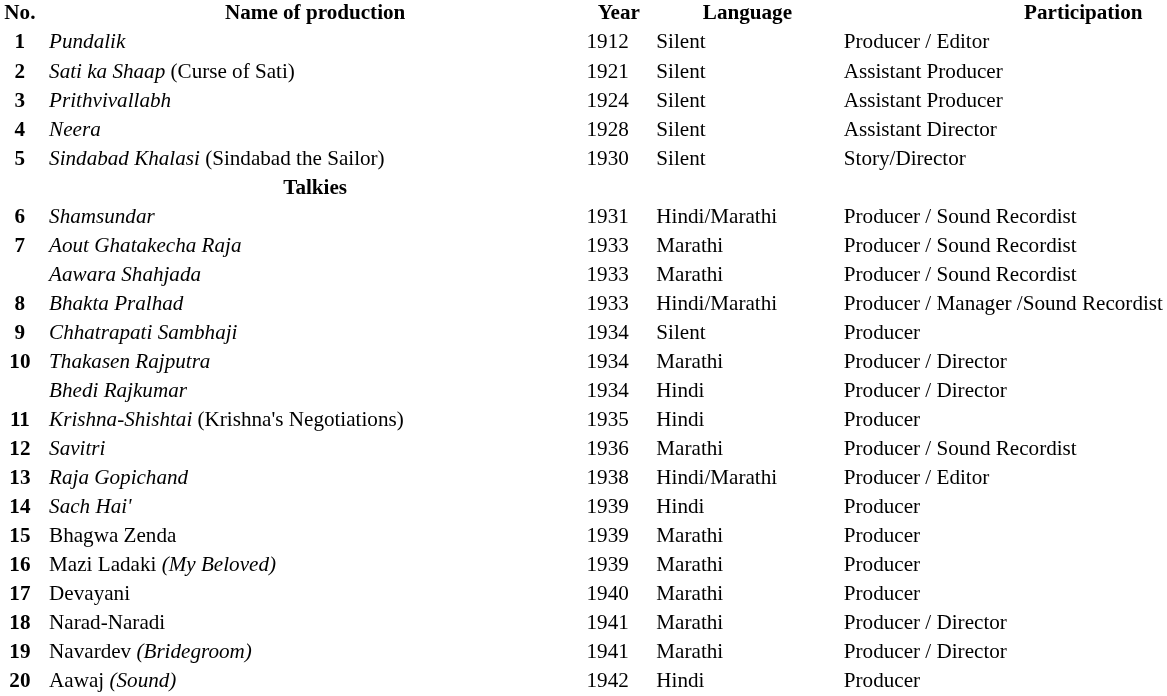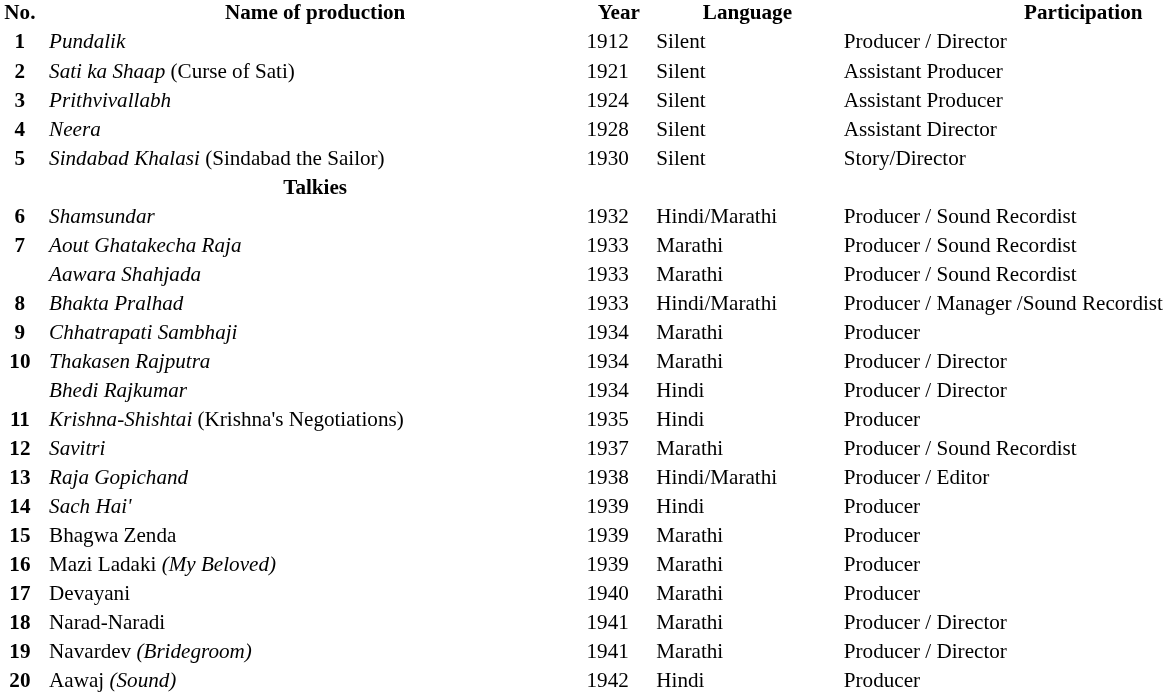(917, 41) Producer / Editor -> (925, 41) Producer / Director
(608, 215) 1931 -> (608, 215) 1932
(681, 332) Silent -> (690, 332) Marathi
(608, 448) 1936 -> (608, 448) 1937
